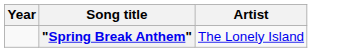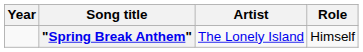+ column: (333, 15)
